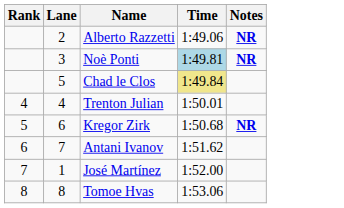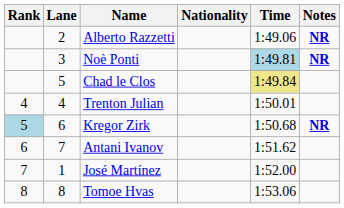+ column: (214, 15)
(24, 125) no background -> (24, 125) lightblue background
